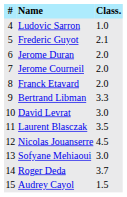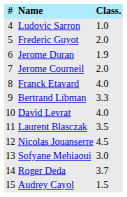(102, 40) 2.1 -> (102, 40) 2.0
(102, 54) 2.0 -> (102, 54) 1.9
(102, 83) 2.0 -> (102, 83) 4.0
(102, 112) 3.0 -> (102, 112) 4.0
